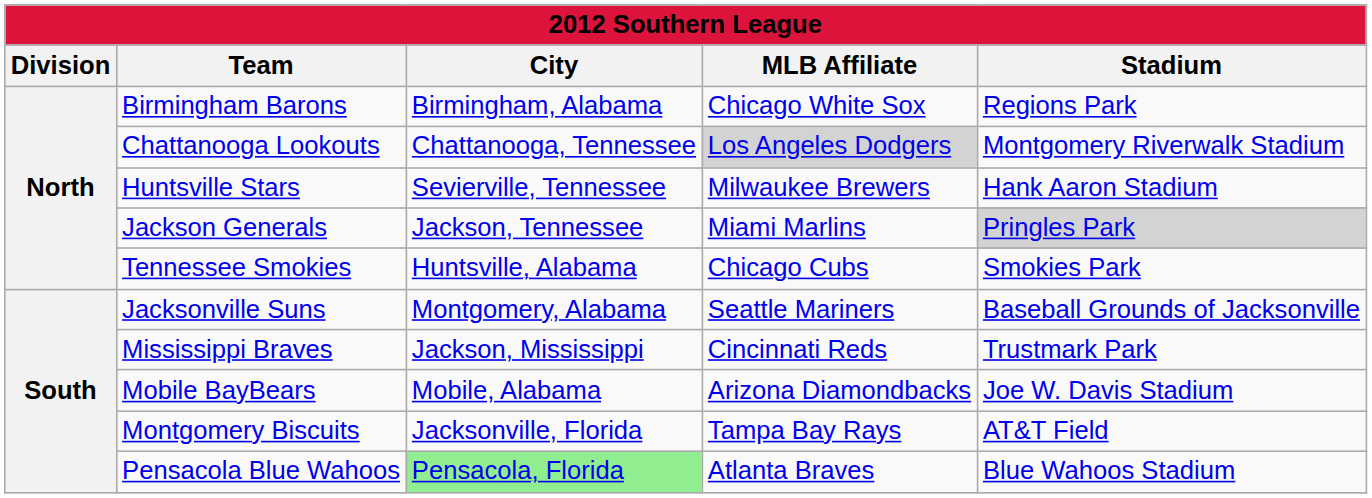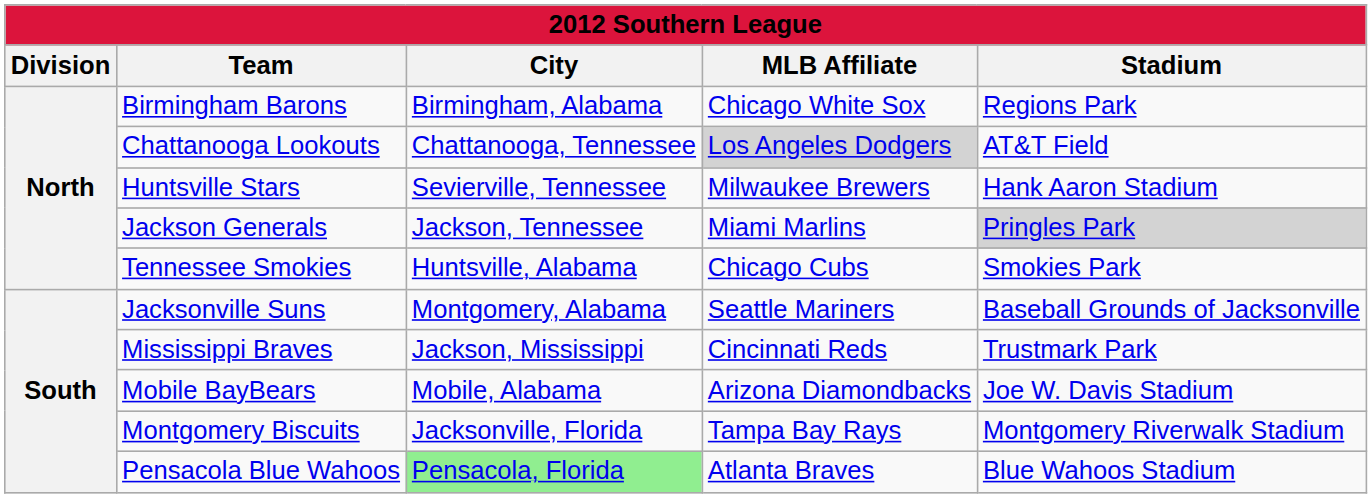(1164, 146) Montgomery Riverwalk Stadium -> (1046, 146) AT&T Field
(1046, 430) AT&T Field -> (1164, 430) Montgomery Riverwalk Stadium
